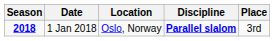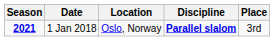(24, 28) 2018 -> (24, 28) 2021
